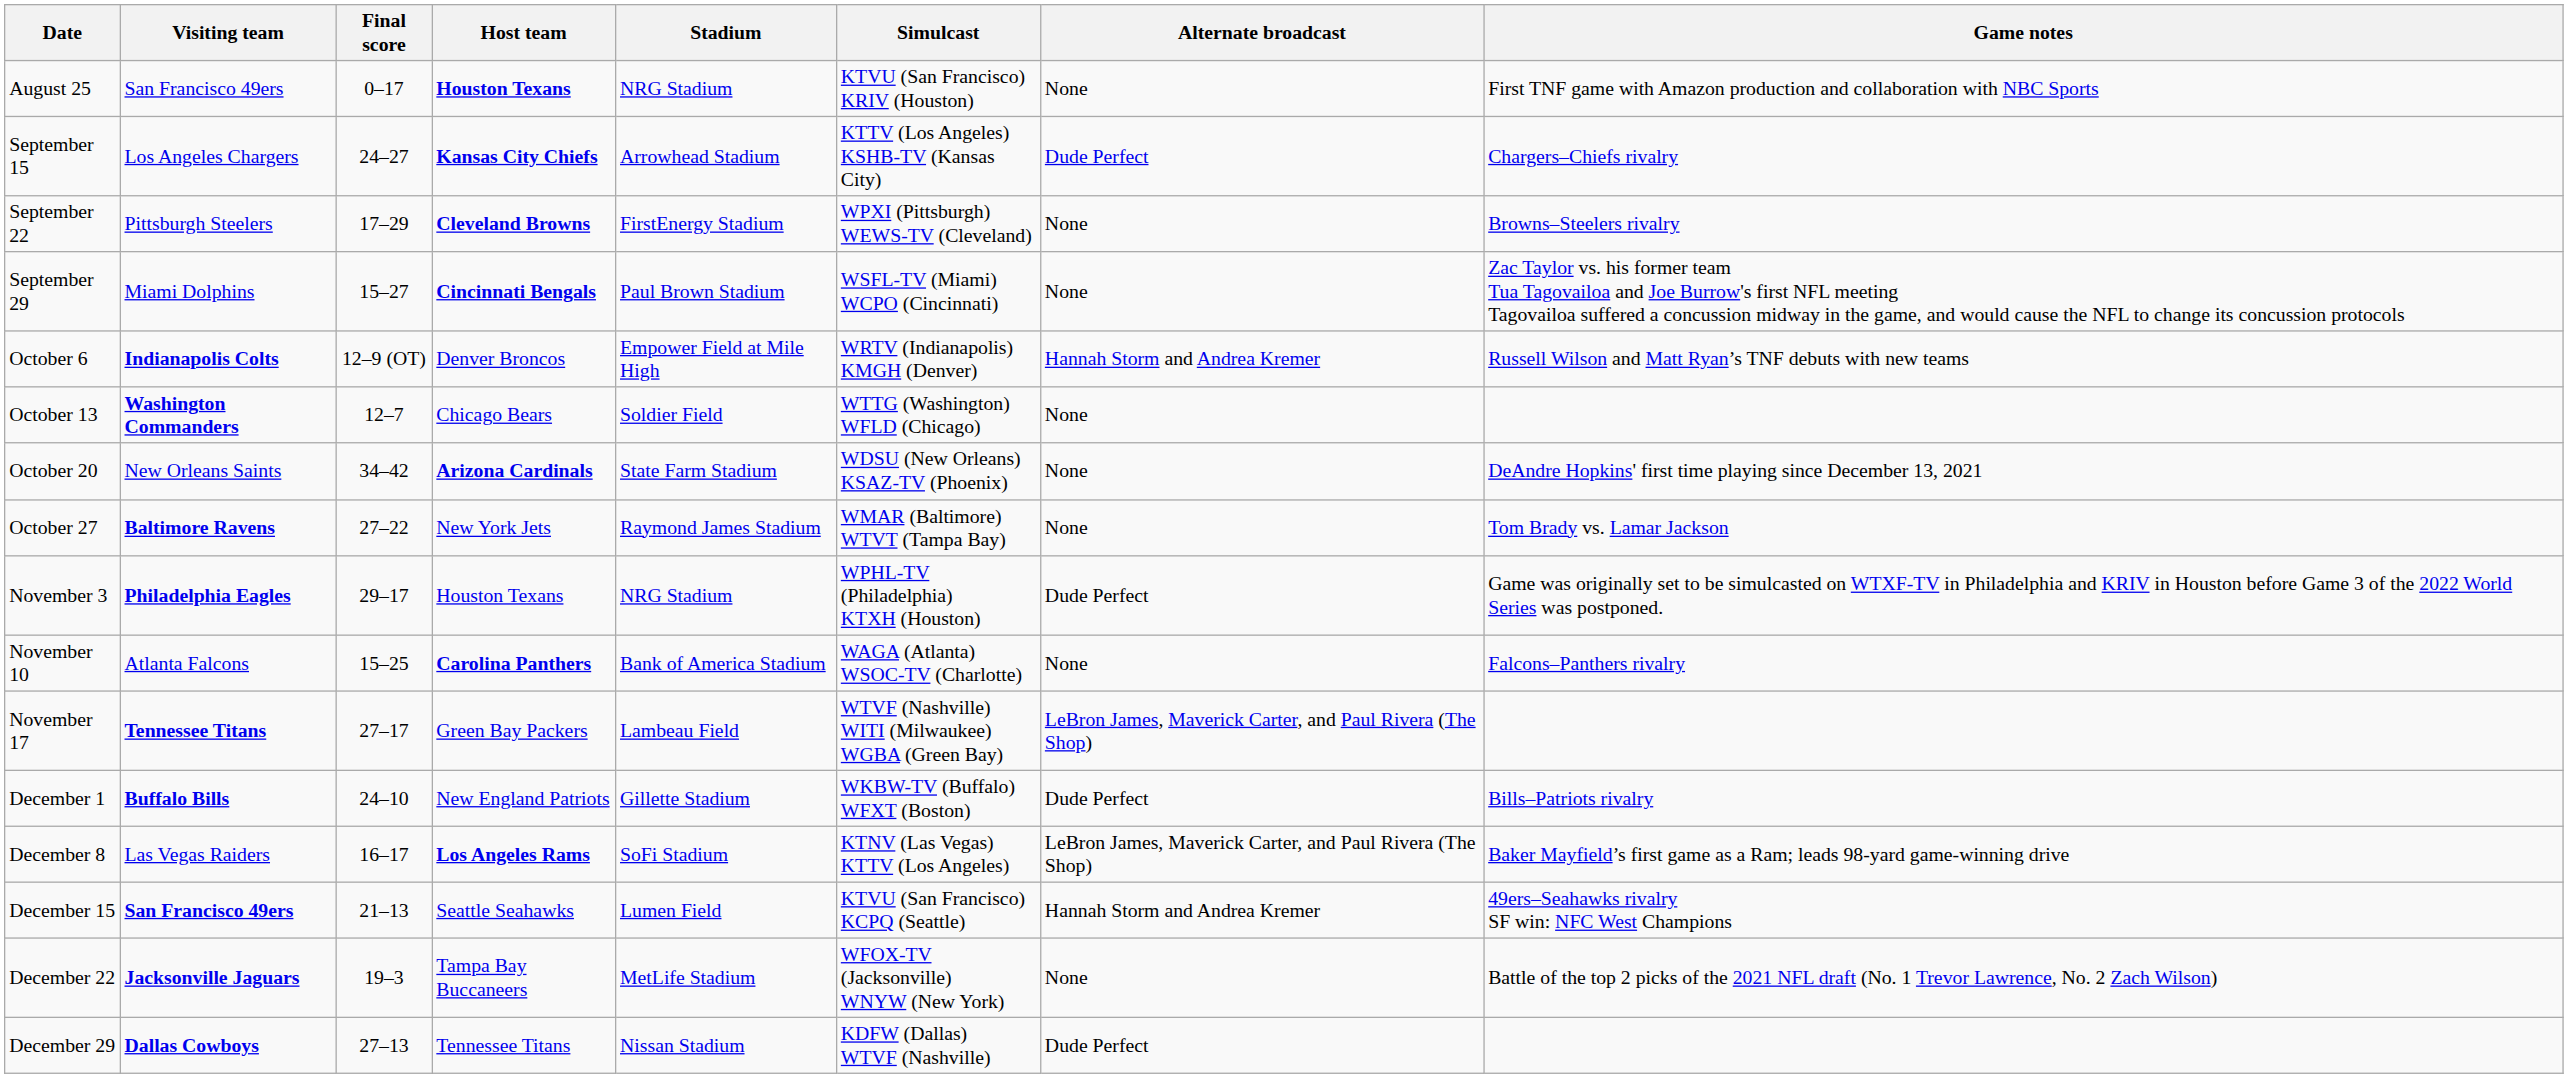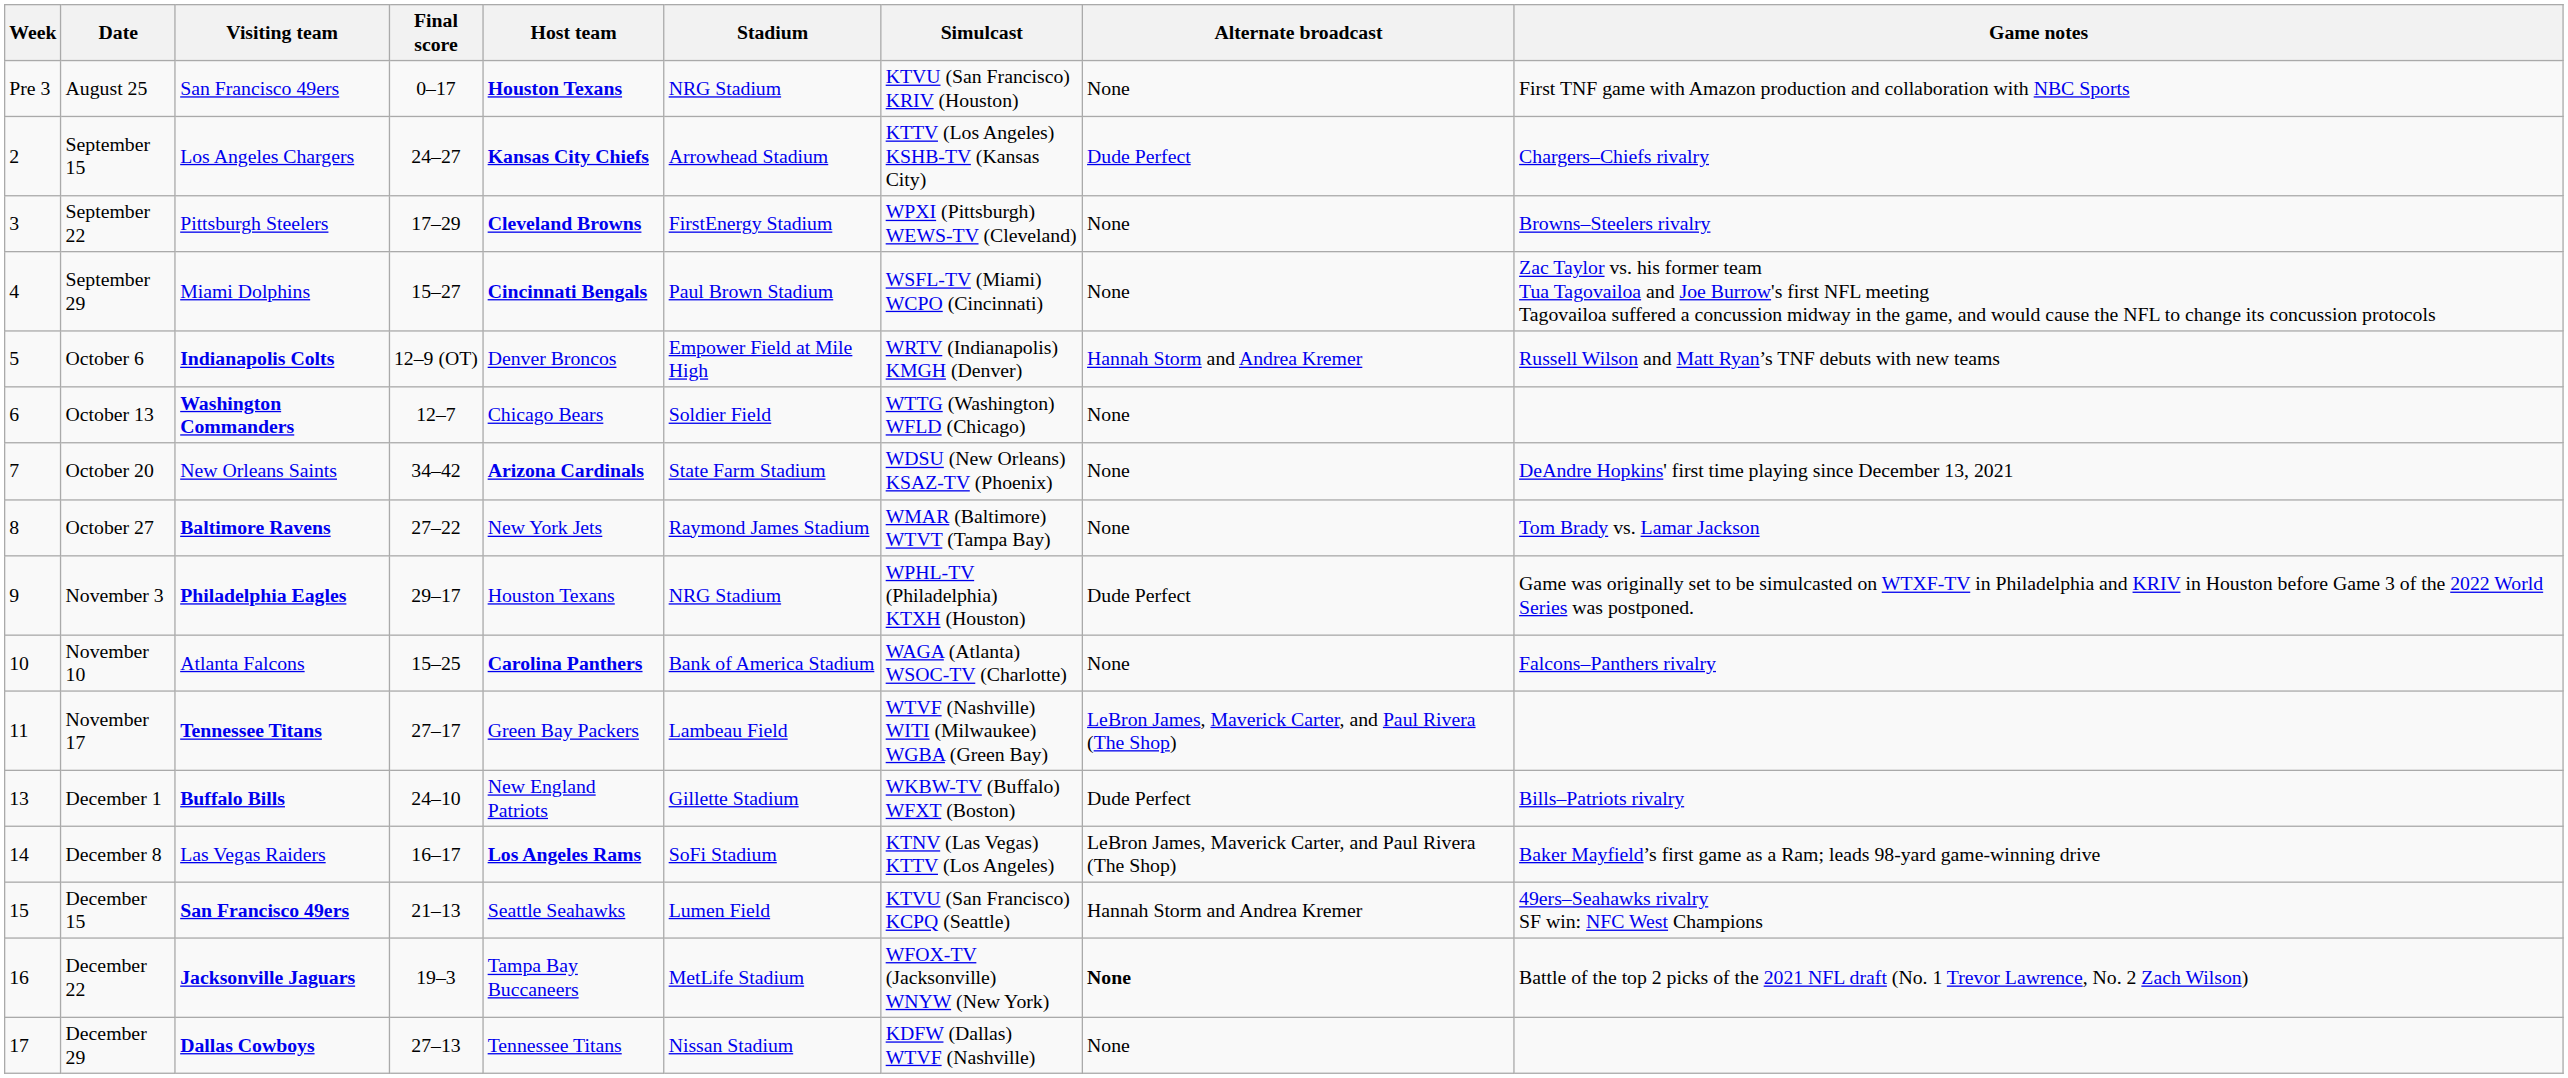+ column: (33, 32)
(1066, 977) normal -> (1109, 977) bold
(1097, 1045) Dude Perfect -> (1108, 1045) None
